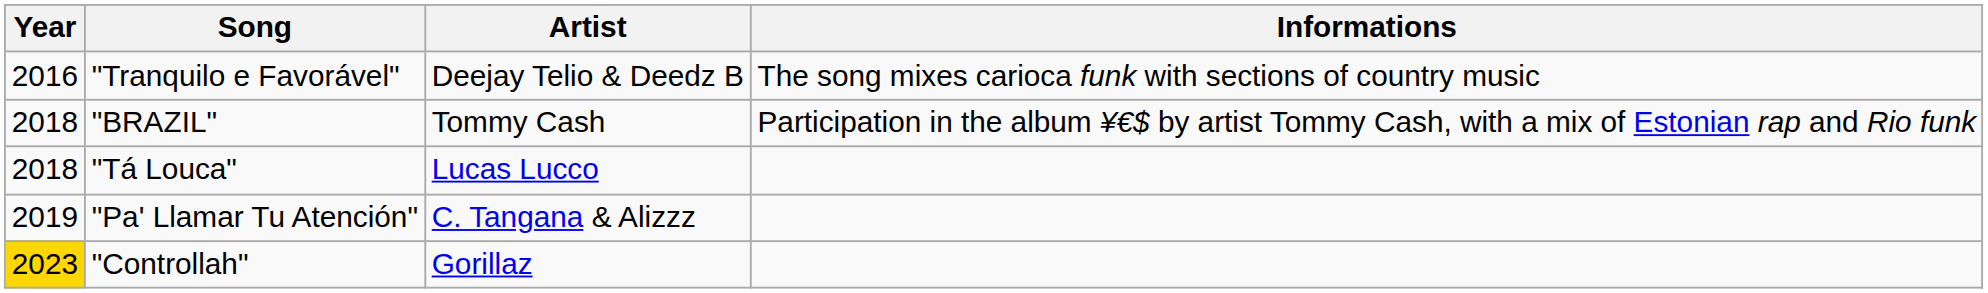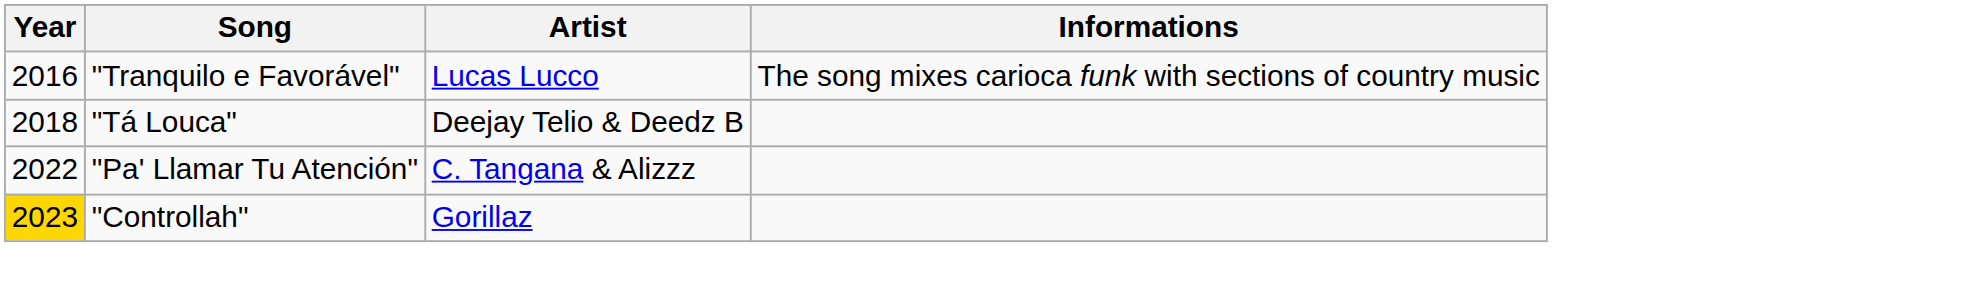(588, 75) Deejay Telio & Deedz B -> (515, 75) Lucas Lucco
- row: (154, 122)
(515, 169) Lucas Lucco -> (588, 122) Deejay Telio & Deedz B
(45, 216) 2019 -> (45, 169) 2022
